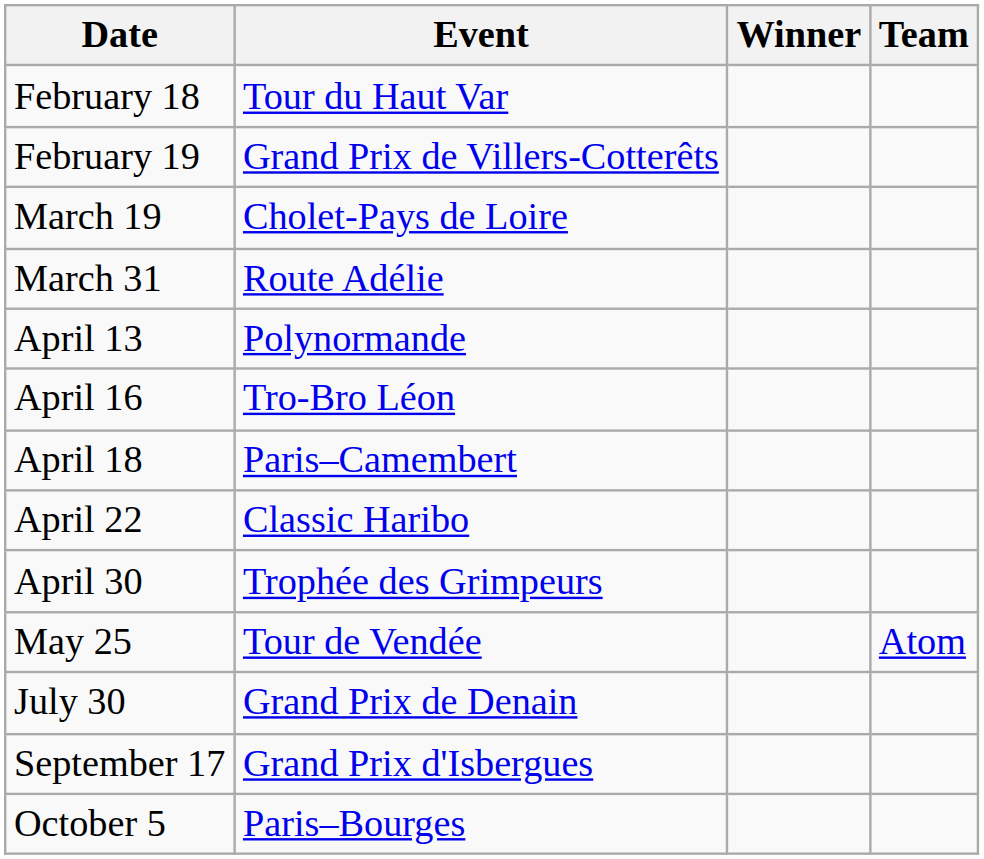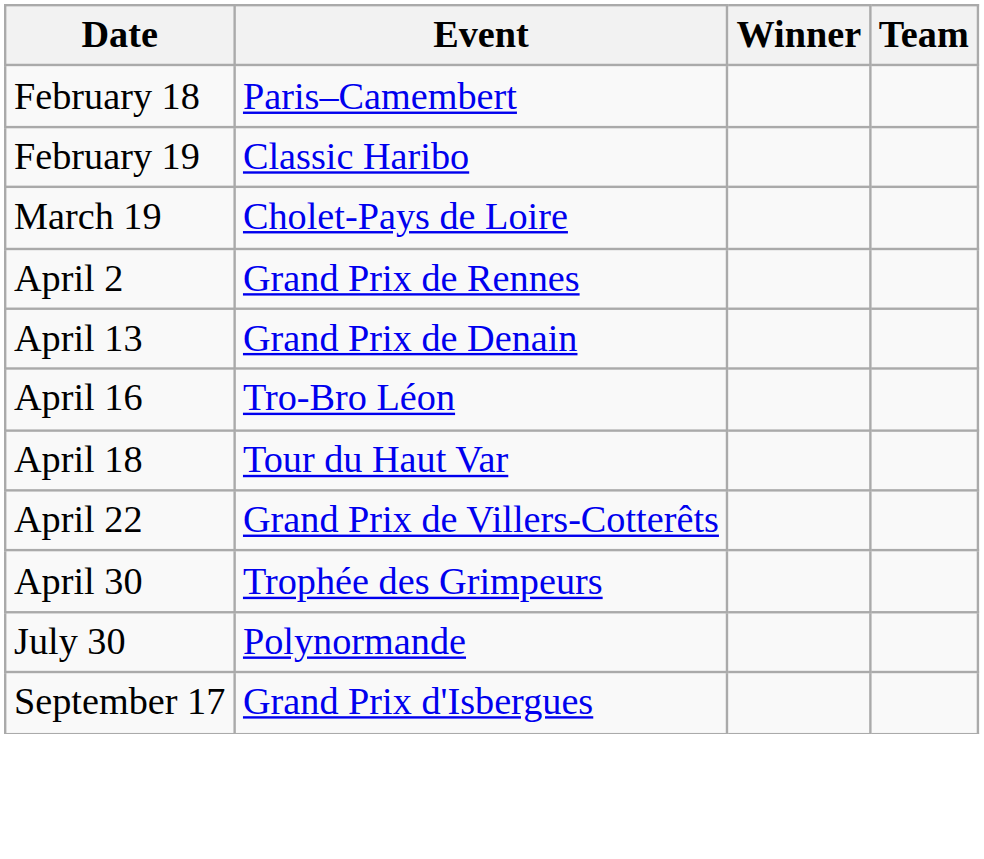(376, 95) Tour du Haut Var -> (380, 95) Paris–Camembert
(481, 156) Grand Prix de Villers-Cotterêts -> (356, 156) Classic Haribo
- row: (88, 277)
+ row: (69, 277)
(354, 338) Polynormande -> (410, 338) Grand Prix de Denain
(380, 459) Paris–Camembert -> (376, 459) Tour du Haut Var
(356, 519) Classic Haribo -> (481, 519) Grand Prix de Villers-Cotterêts
- row: (73, 641)
(410, 701) Grand Prix de Denain -> (354, 641) Polynormande
- row: (90, 823)
